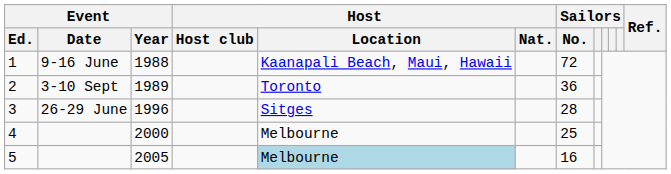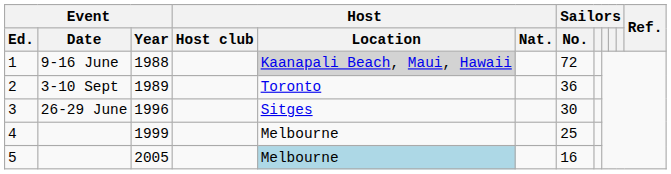(386, 63) no background -> (386, 63) lightgrey background
(569, 110) 28 -> (569, 110) 30
(152, 134) 2000 -> (152, 134) 1999
